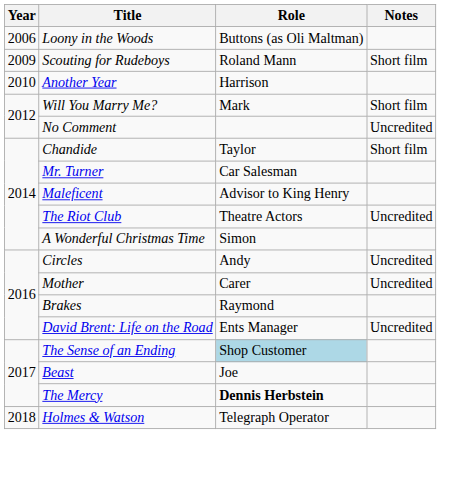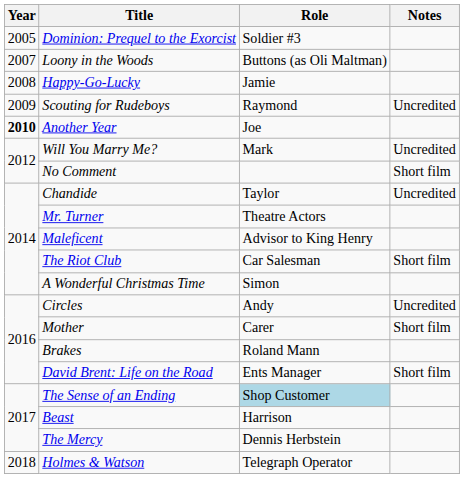+ row: (139, 37)
(22, 37) 2006 -> (22, 60) 2007
+ row: (91, 82)
(258, 60) Roland Mann -> (270, 104) Raymond
(399, 60) Short film -> (425, 104) Uncredited
(22, 82) normal -> (22, 127) bold
(244, 82) Harrison -> (252, 127) Joe
(399, 104) Short film -> (425, 149) Uncredited
(401, 127) Uncredited -> (422, 171) Short film
(399, 149) Short film -> (425, 194) Uncredited
(258, 171) Car Salesman -> (284, 216) Theatre Actors
(261, 216) Theatre Actors -> (281, 261) Car Salesman
(401, 216) Uncredited -> (422, 261) Short film
(401, 283) Uncredited -> (422, 328) Short film
(247, 305) Raymond -> (281, 350) Roland Mann
(401, 328) Uncredited -> (422, 372) Short film
(229, 372) Joe -> (267, 417) Harrison
(271, 395) bold -> (292, 439) normal
